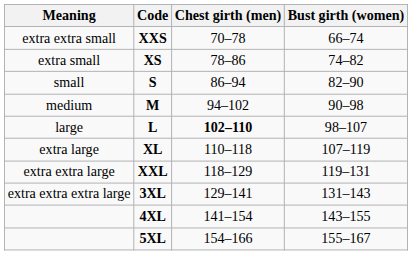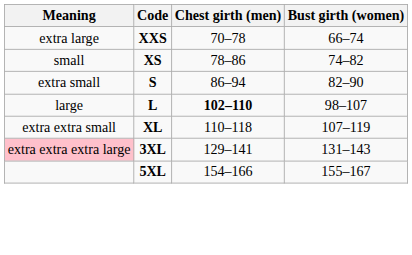(69, 37) extra extra small -> (69, 37) extra large
(69, 60) extra small -> (69, 60) small
(69, 82) small -> (69, 82) extra small
- row: (153, 104)
(69, 149) extra large -> (69, 127) extra extra small
- row: (153, 171)
(69, 194) no background -> (69, 149) pink background
- row: (153, 216)
